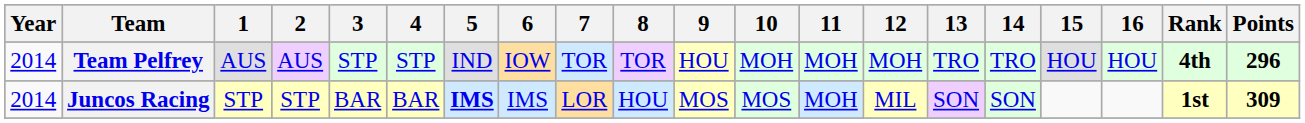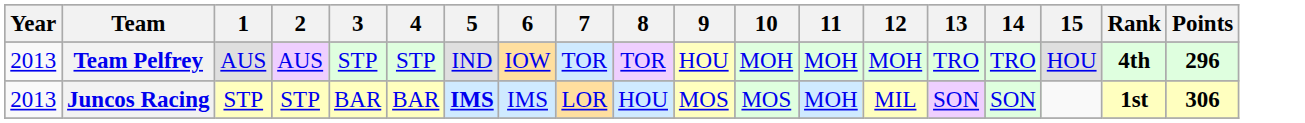- column: (1132, 23)
(33, 60) 2014 -> (33, 60) 2013
(33, 98) 2014 -> (33, 98) 2013
(1263, 98) 309 -> (1203, 98) 306
